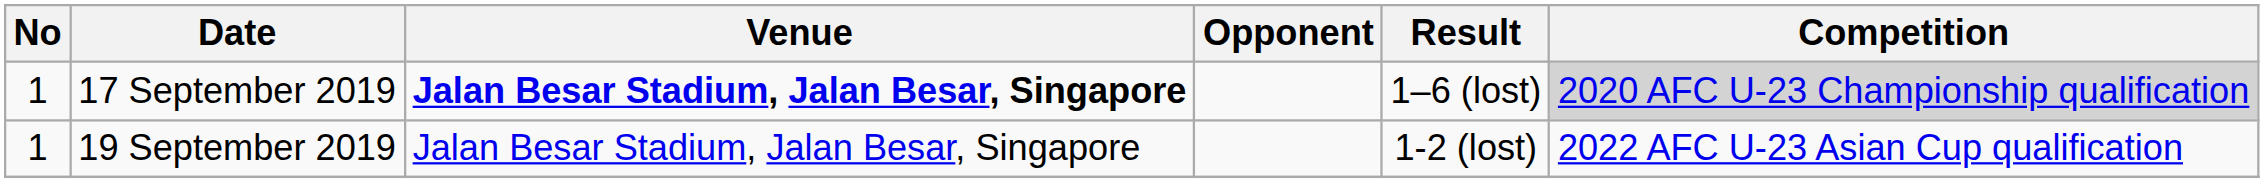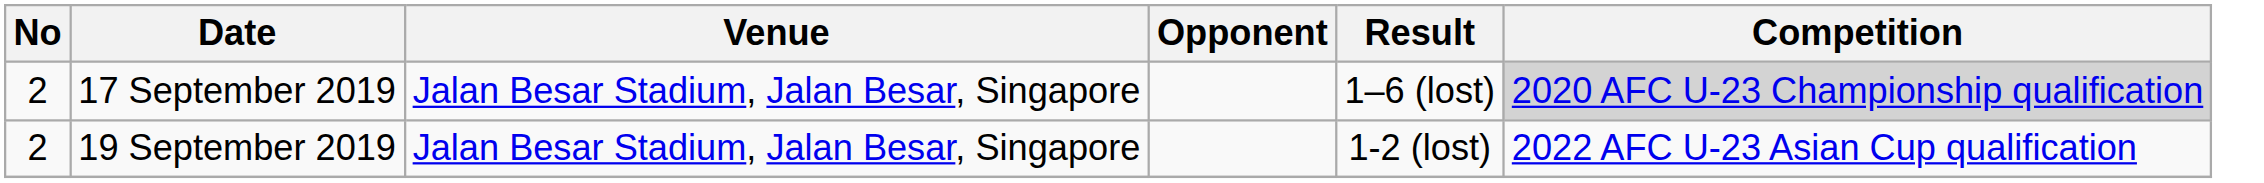(38, 90) 1 -> (38, 90) 2
(800, 90) bold -> (776, 90) normal
(38, 147) 1 -> (38, 147) 2
